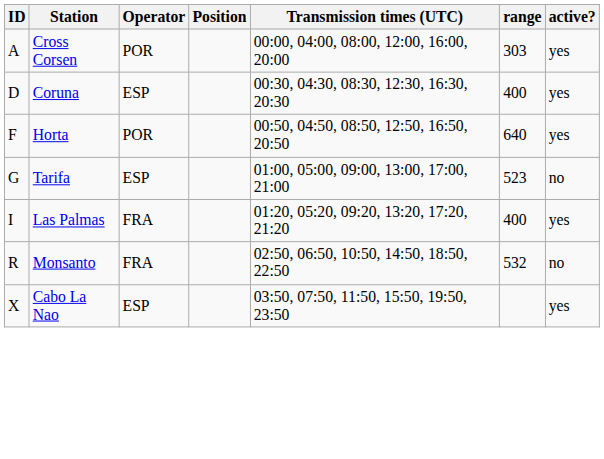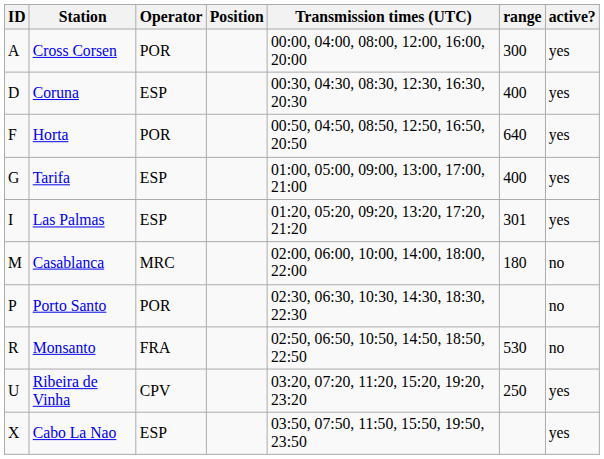(515, 50) 303 -> (515, 50) 300
(515, 178) 523 -> (515, 178) 400
(557, 178) no -> (559, 178) yes
(138, 220) FRA -> (153, 220) ESP
(515, 220) 400 -> (515, 220) 301
+ row: (68, 263)
+ row: (70, 305)
(515, 263) 532 -> (515, 348) 530
+ row: (65, 390)
